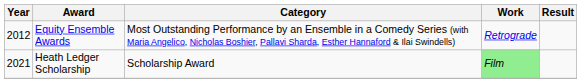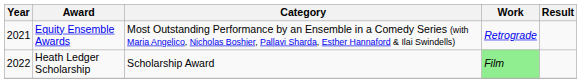(19, 35) 2012 -> (19, 35) 2021
(19, 64) 2021 -> (19, 64) 2022
